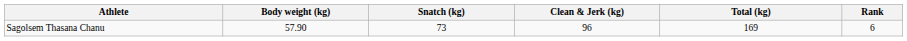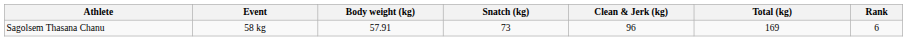+ column: (255, 12)
(296, 28) 57.90 -> (380, 28) 57.91
